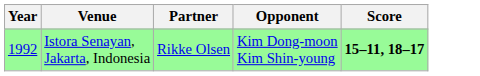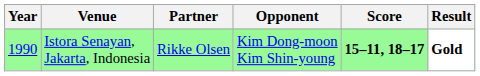+ column: (451, 17)
(23, 49) 1992 -> (23, 49) 1990
